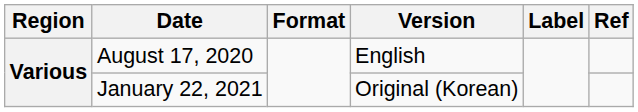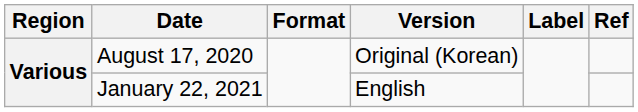(390, 55) English -> (437, 55) Original (Korean)
(437, 89) Original (Korean) -> (390, 89) English
